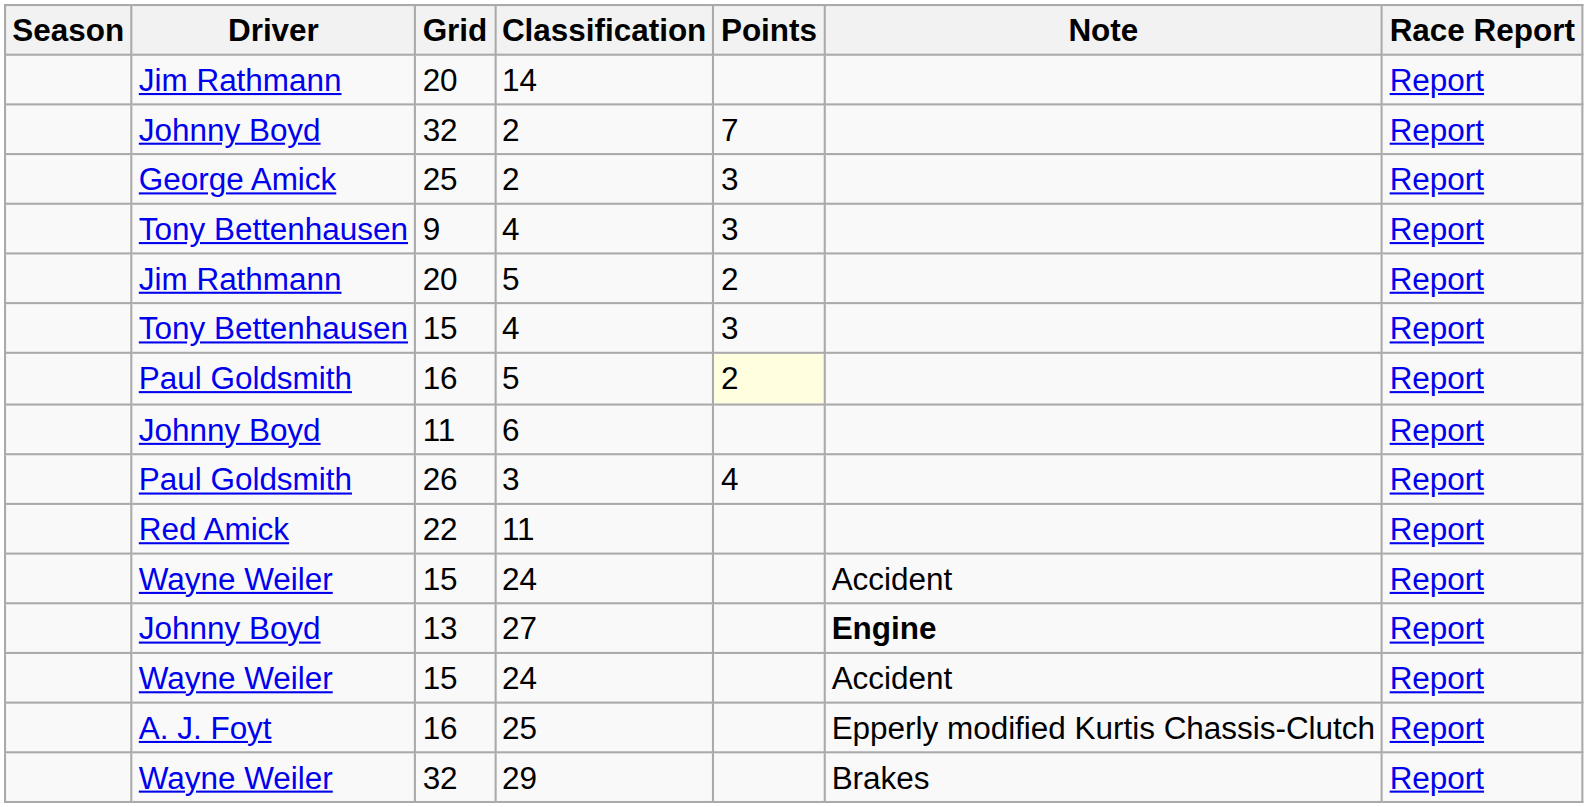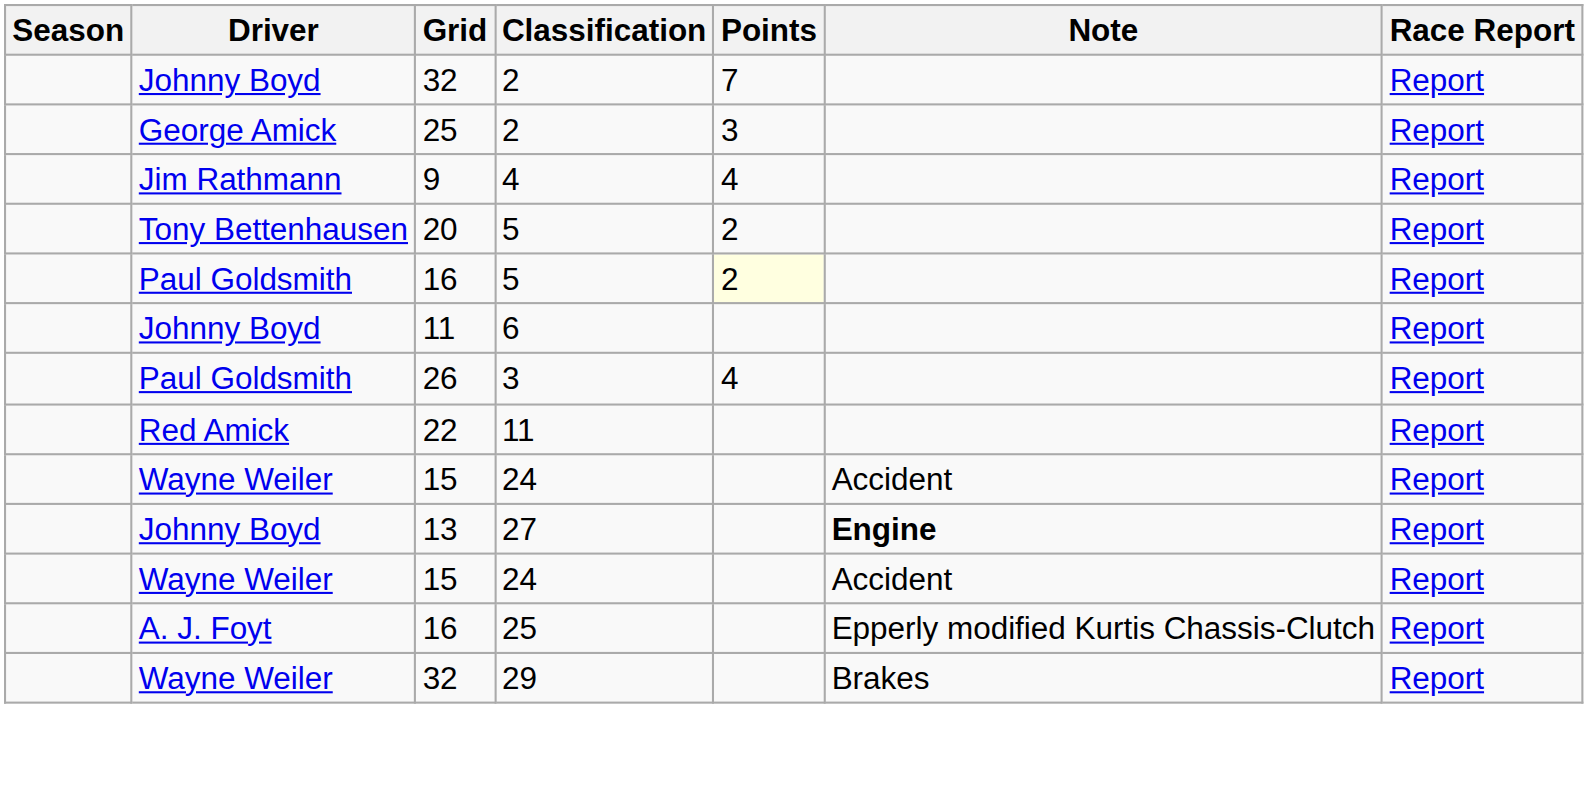- row: (440, 80)
(273, 229) Tony Bettenhausen -> (240, 180) Jim Rathmann
(730, 229) 3 -> (730, 180) 4
(240, 279) Jim Rathmann -> (273, 229) Tony Bettenhausen
- row: (440, 329)
